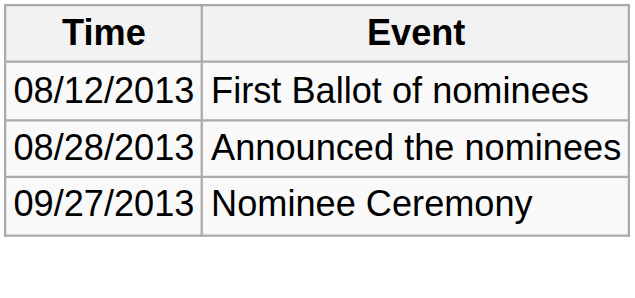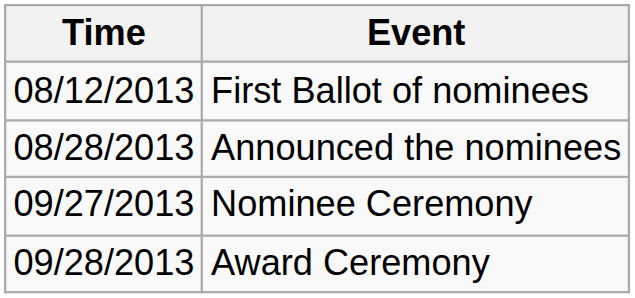+ row: (350, 262)
